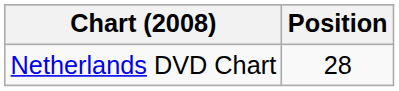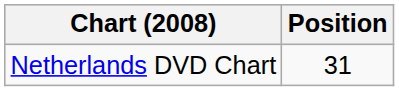(338, 64) 28 -> (338, 64) 31
